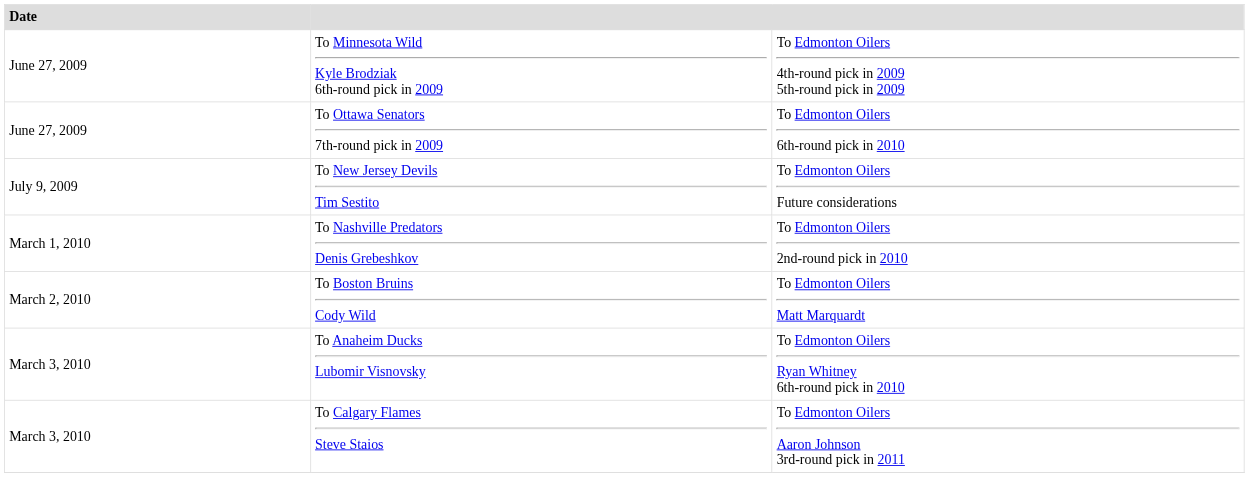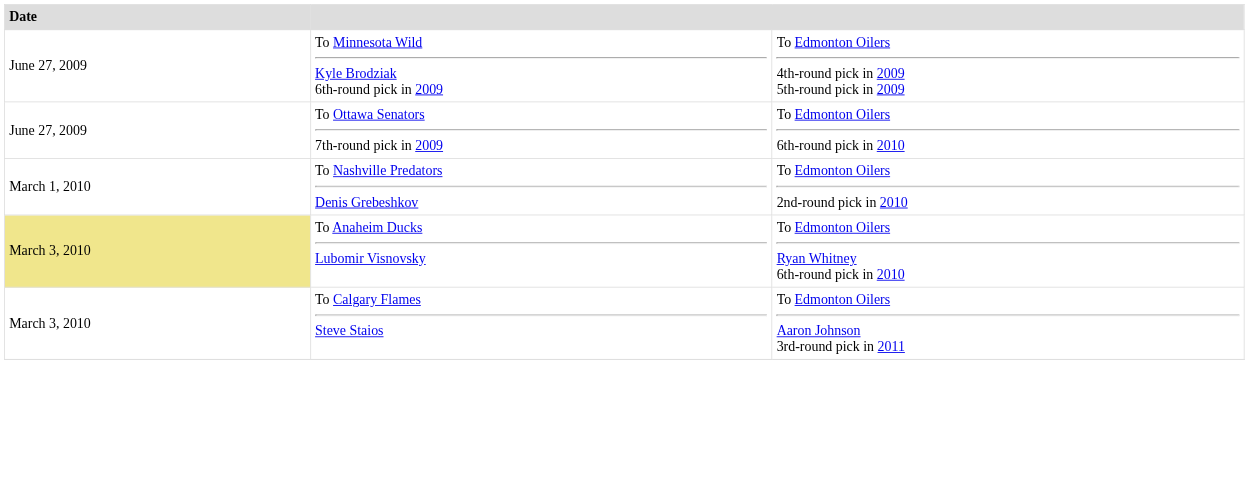- row: (541, 186)
- row: (541, 299)
(50, 364) no background -> (50, 251) khaki background
